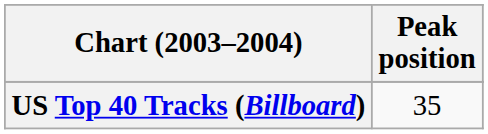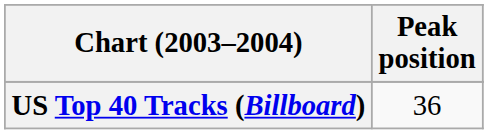(427, 104) 35 -> (427, 104) 36
